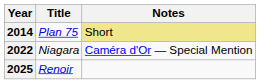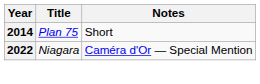(99, 32) khaki background -> (99, 32) no background
- row: (20, 69)
